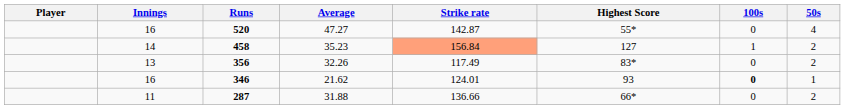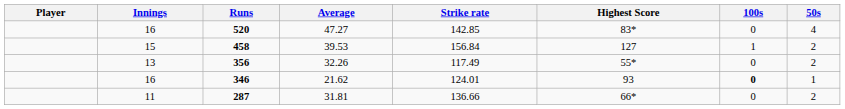(465, 29) 142.87 -> (465, 29) 142.85
(628, 29) 55* -> (628, 29) 83*
(150, 46) 14 -> (150, 46) 15
(336, 46) 35.23 -> (336, 46) 39.53
(465, 46) lightsalmon background -> (465, 46) no background
(628, 63) 83* -> (628, 63) 55*
(336, 96) 31.88 -> (336, 96) 31.81
